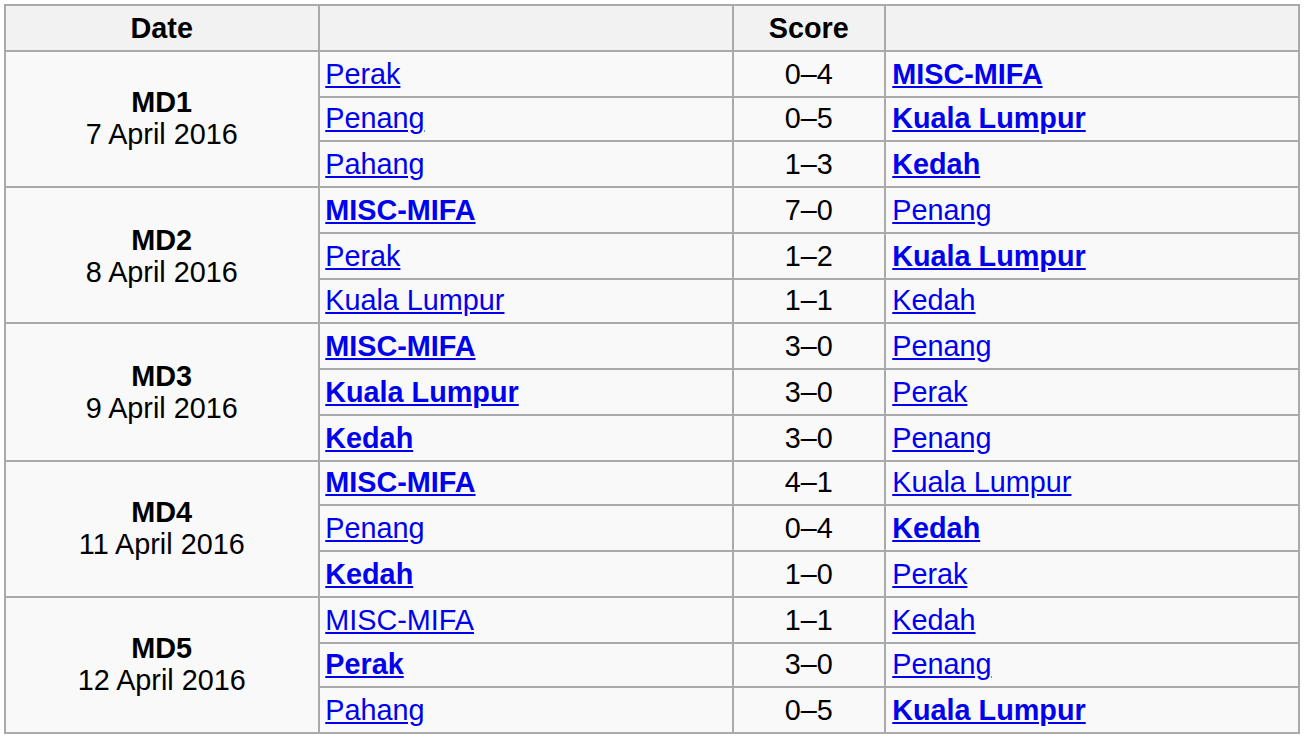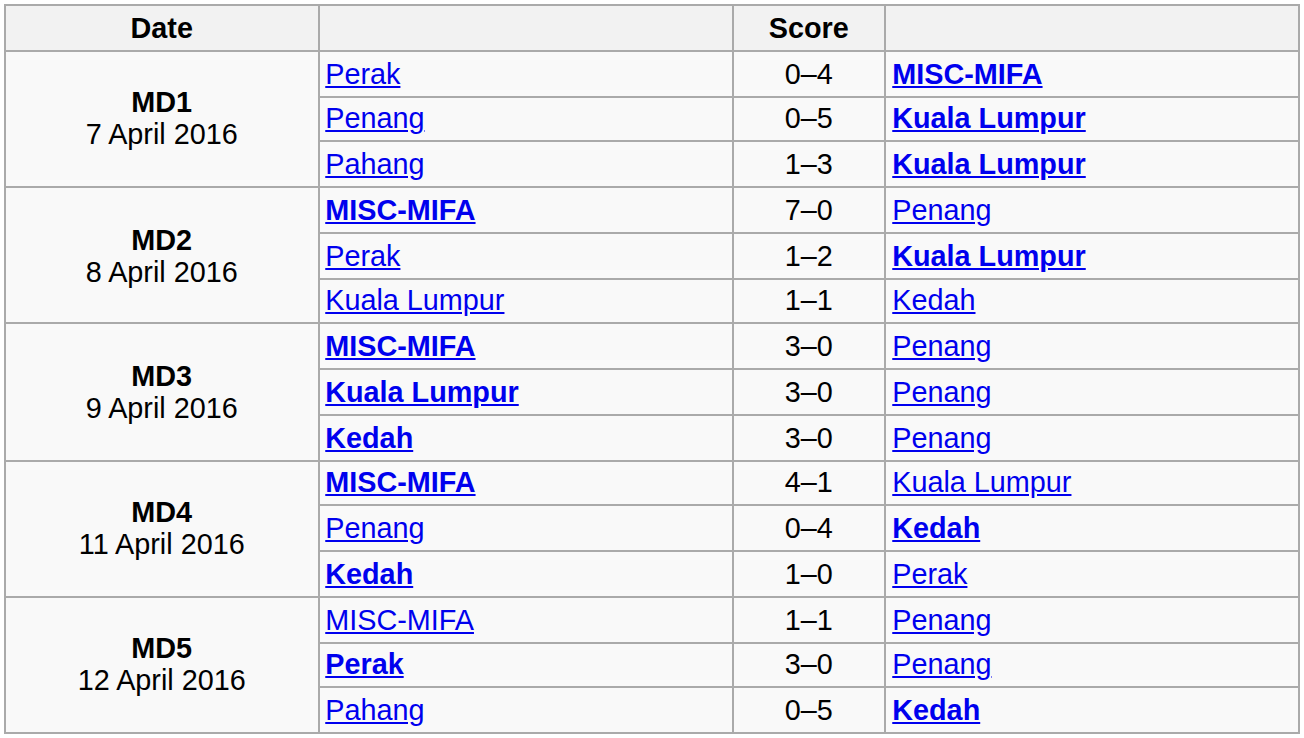(936, 165) Kedah -> (989, 165) Kuala Lumpur
(930, 392) Perak -> (942, 392) Penang
(934, 620) Kedah -> (942, 620) Penang
(989, 711) Kuala Lumpur -> (936, 711) Kedah
